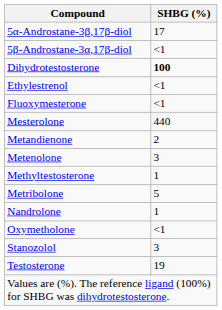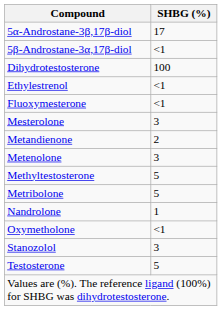(162, 67) bold -> (162, 67) normal
(162, 121) 440 -> (156, 121) 3
(156, 175) 1 -> (156, 175) 5
(159, 265) 19 -> (156, 265) 5
